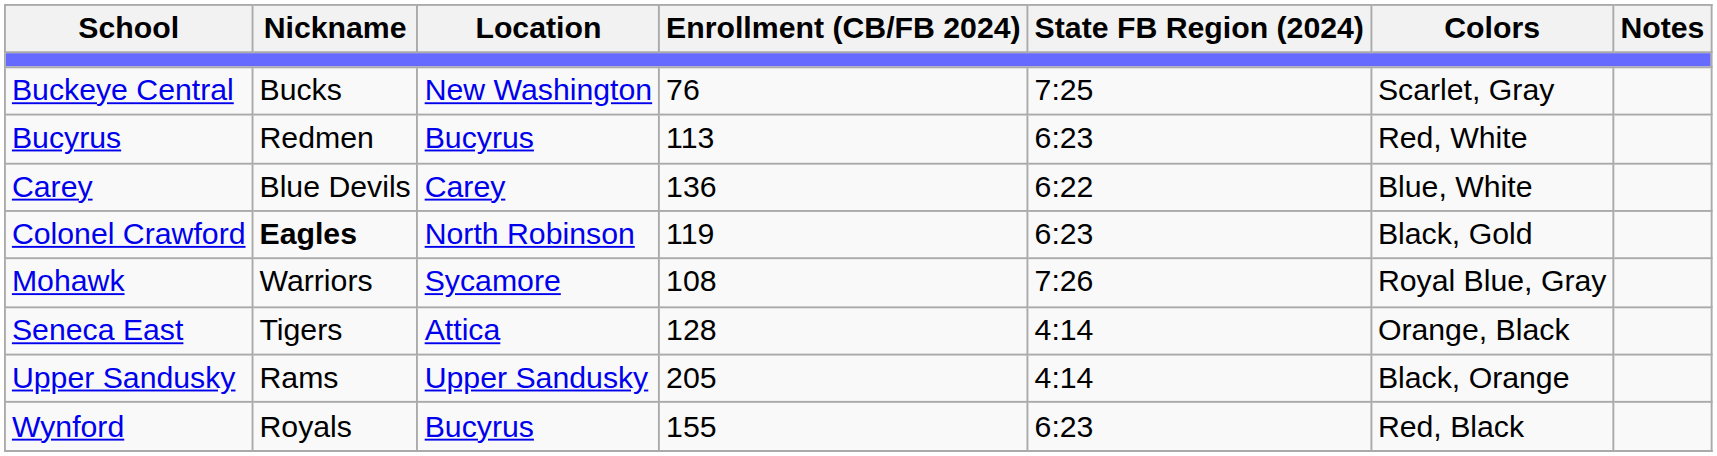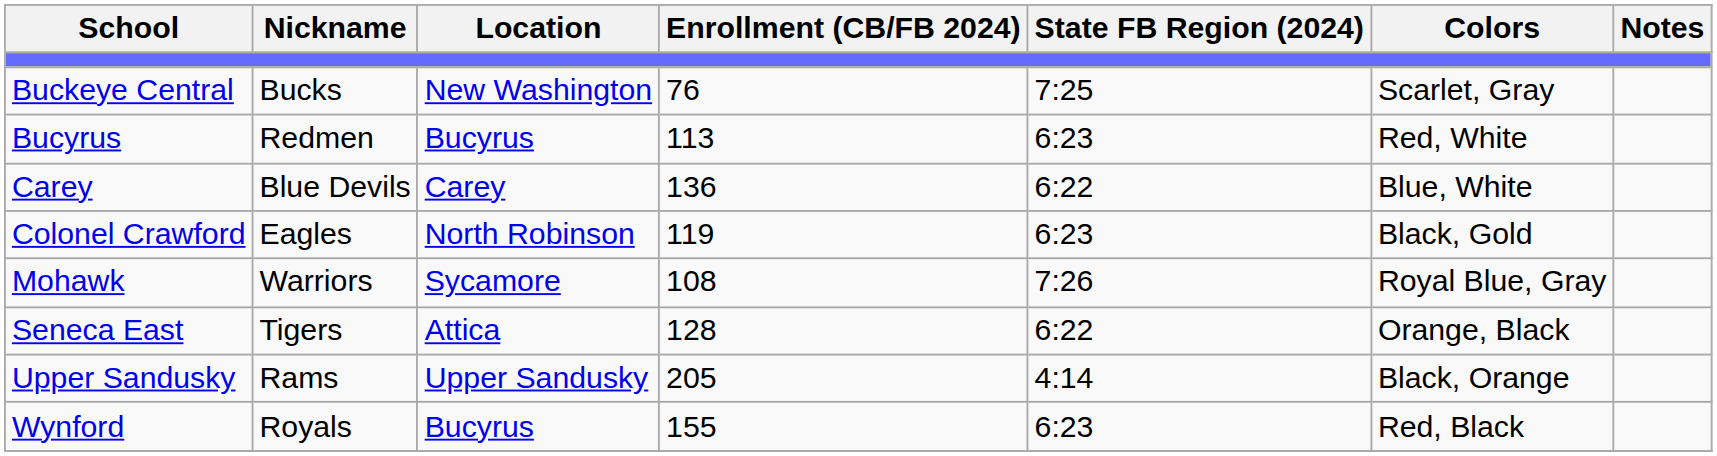(308, 234) bold -> (306, 234) normal
(1064, 330) 4:14 -> (1064, 330) 6:22
